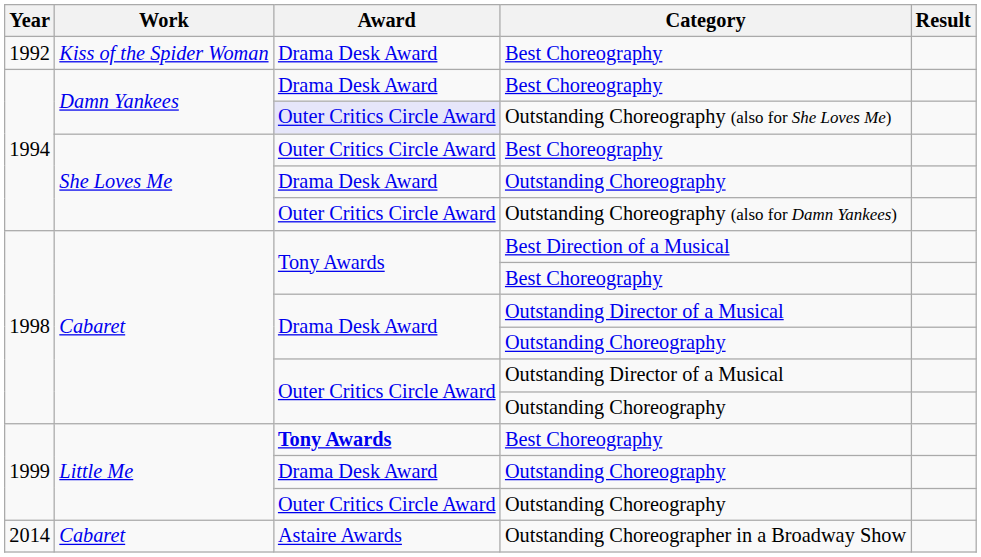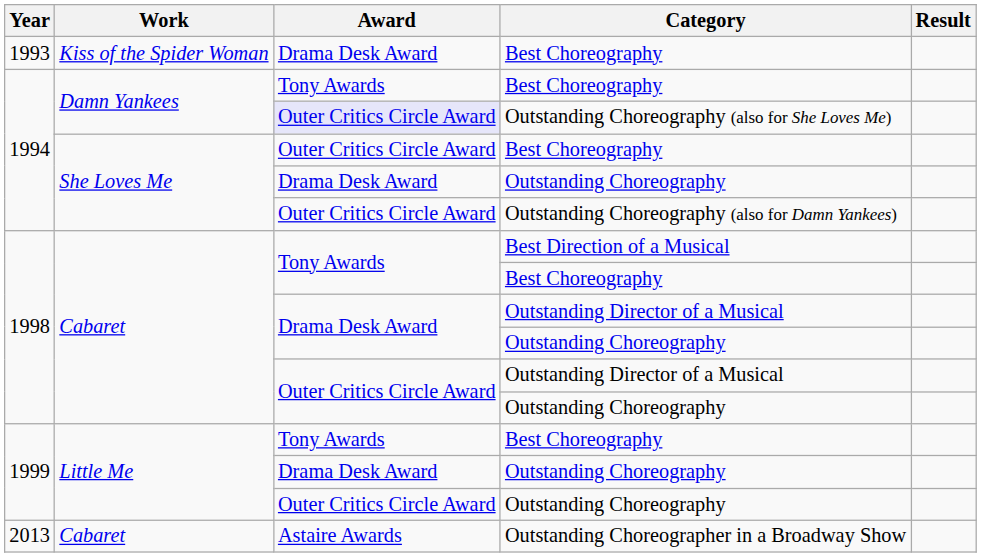(30, 52) 1992 -> (30, 52) 1993
(358, 85) Drama Desk Award -> (331, 85) Tony Awards
(335, 439) bold -> (331, 439) normal
(30, 536) 2014 -> (30, 536) 2013
